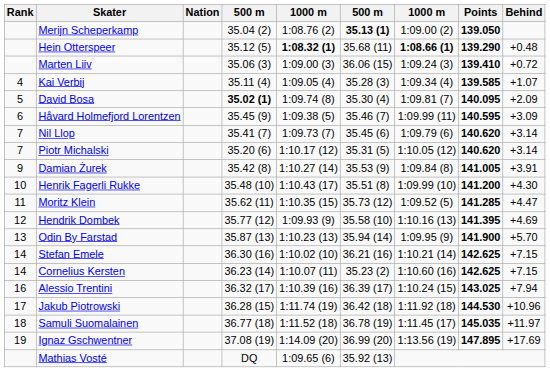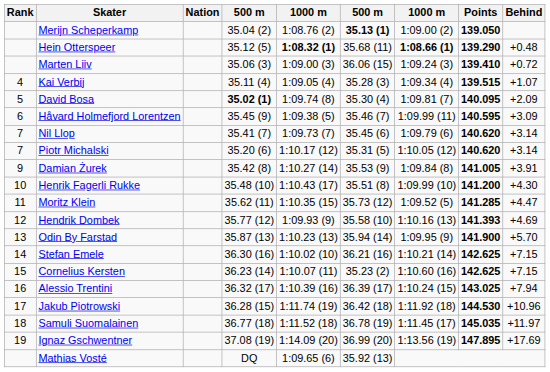(481, 82) 139.585 -> (481, 82) 139.515
(481, 220) 141.395 -> (481, 220) 141.393
(20, 271) 14 -> (20, 271) 15
